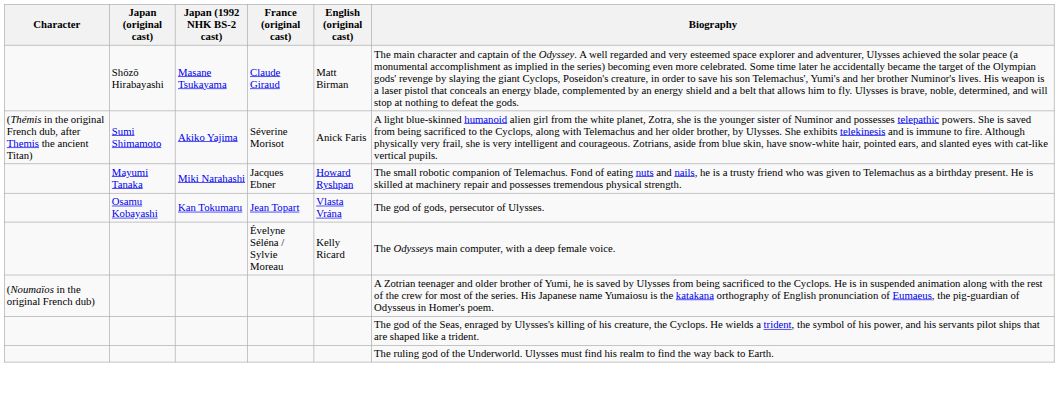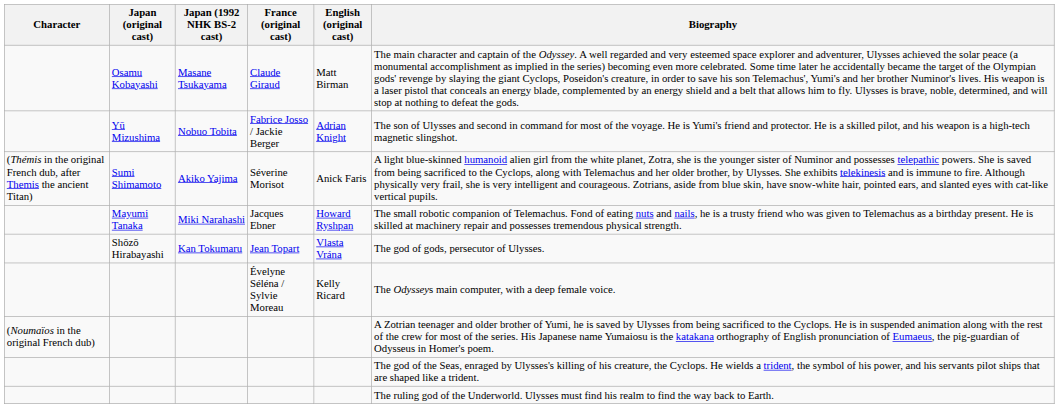(138, 78) Shōzō Hirabayashi -> (135, 78) Osamu Kobayashi
+ row: (57, 131)
(135, 207) Osamu Kobayashi -> (138, 248) Shōzō Hirabayashi
